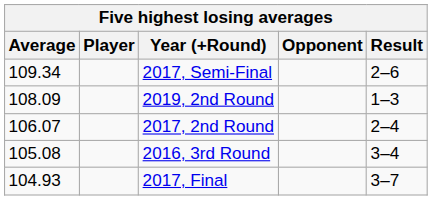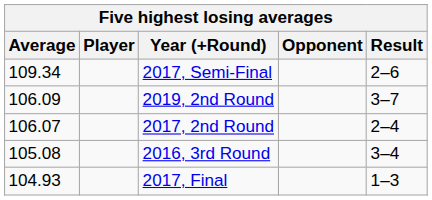(35, 99) 108.09 -> (35, 99) 106.09
(385, 99) 1–3 -> (385, 99) 3–7
(385, 180) 3–7 -> (385, 180) 1–3
